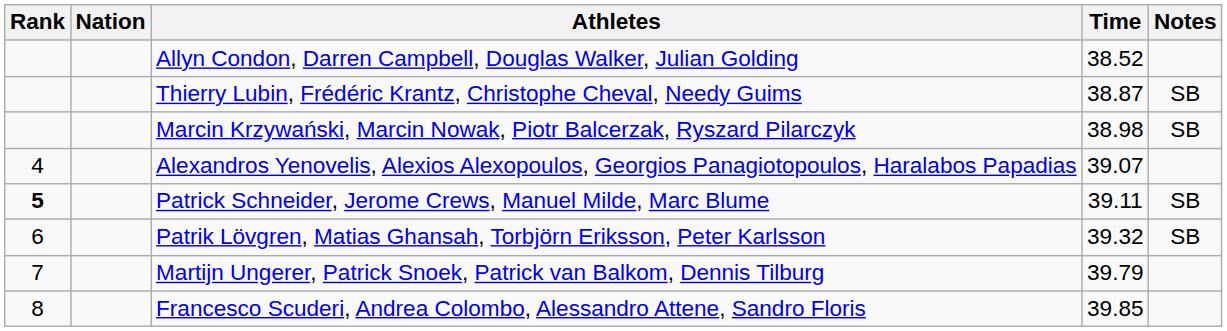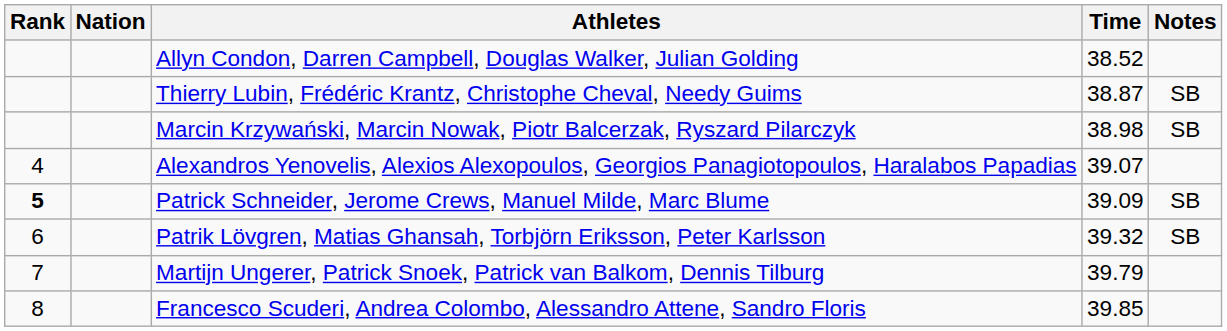(1115, 201) 39.11 -> (1115, 201) 39.09
